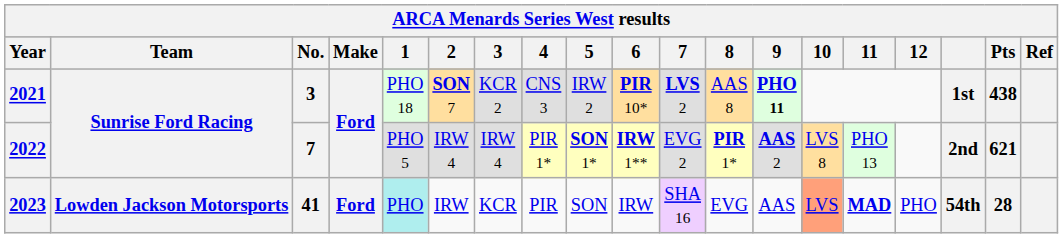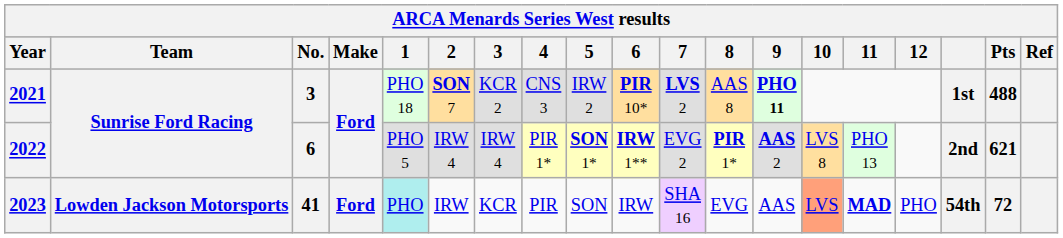(1003, 95) 438 -> (1003, 95) 488
(311, 150) 7 -> (311, 150) 6
(1003, 204) 28 -> (1003, 204) 72
